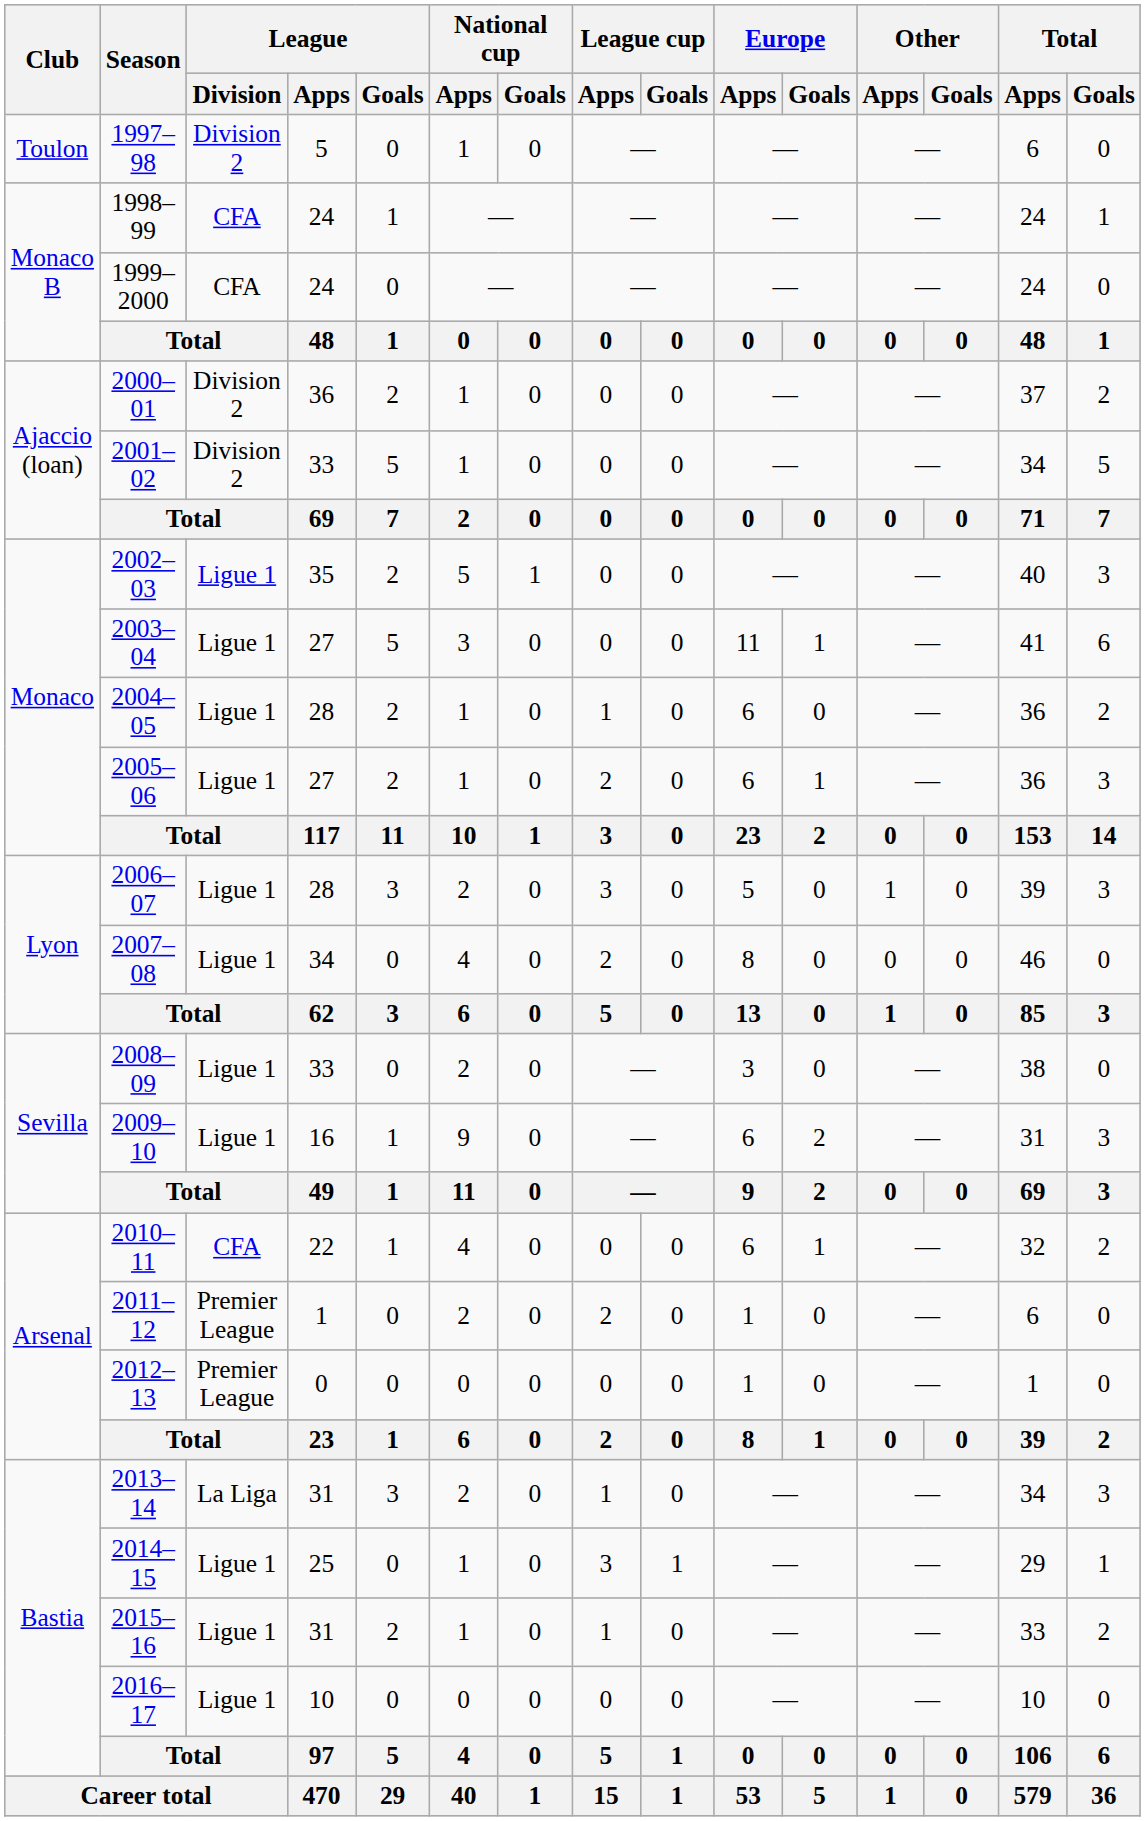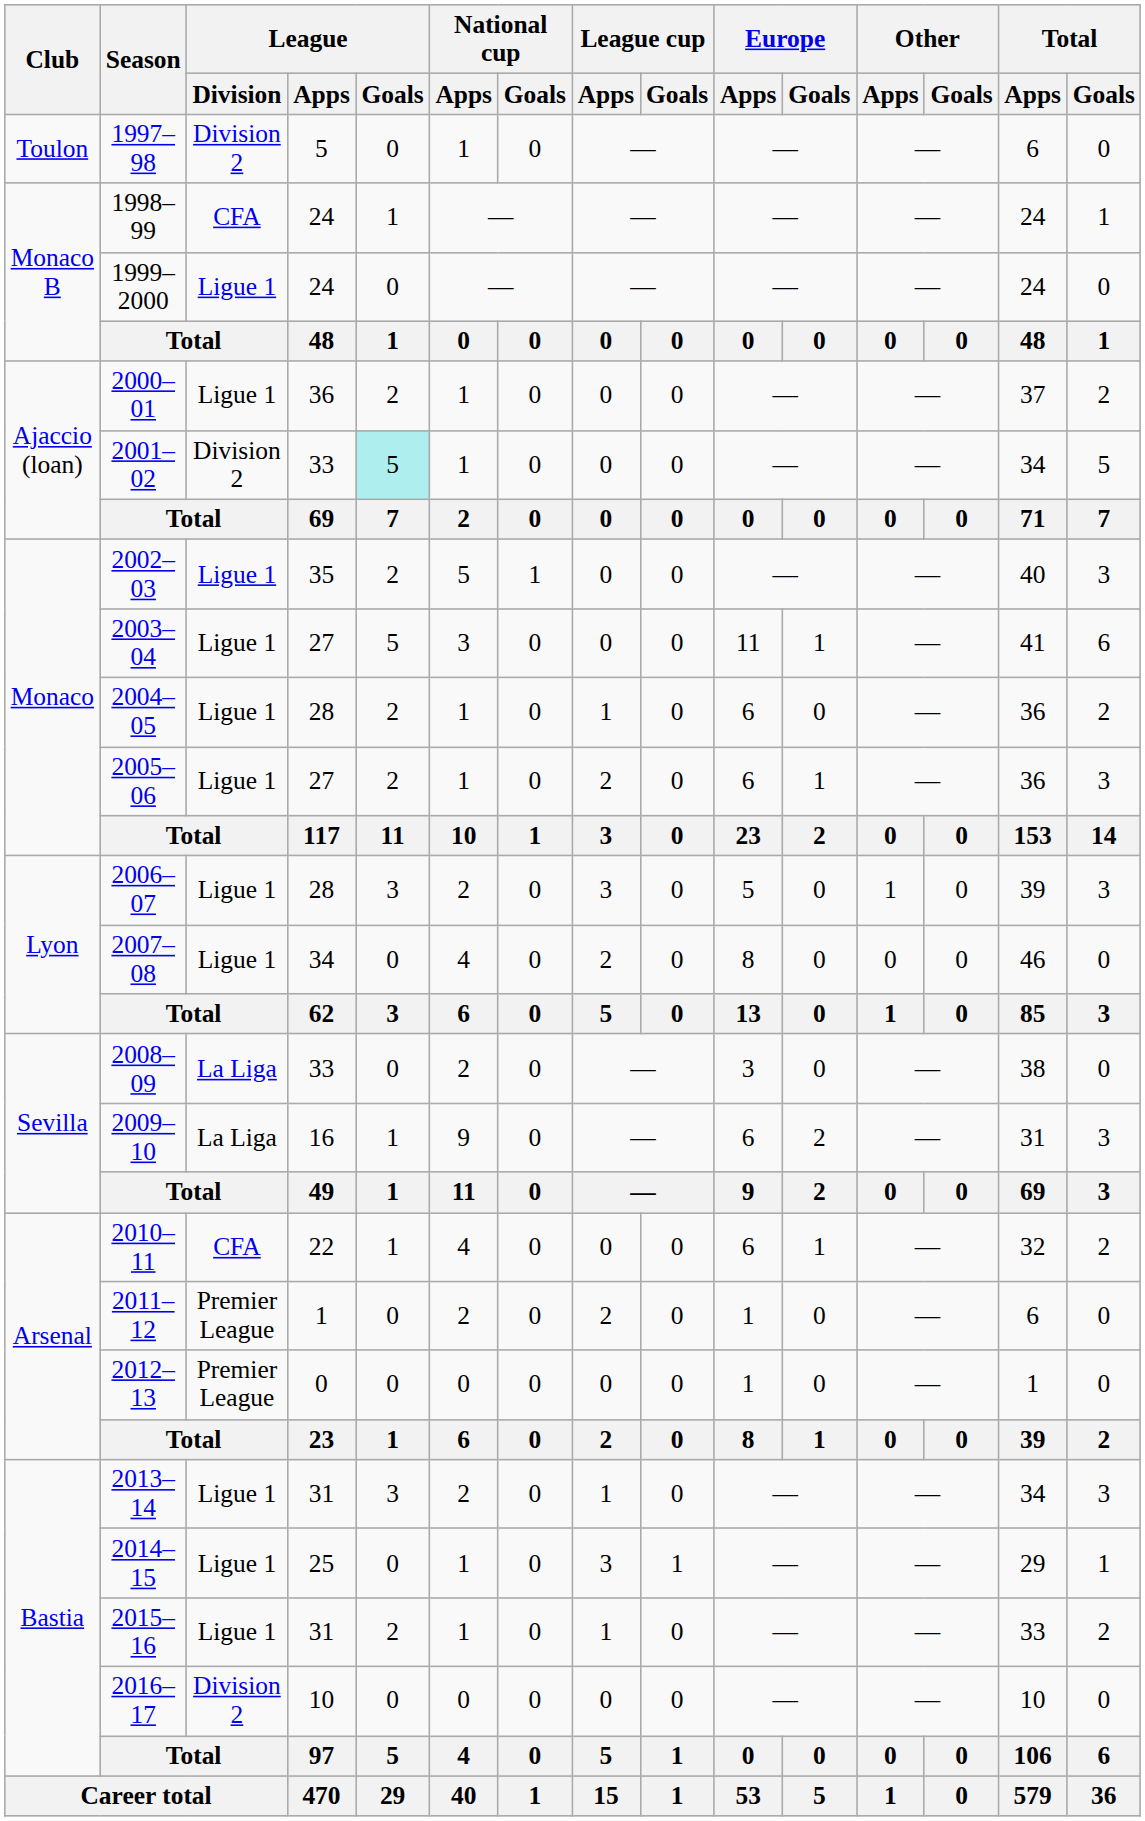(237, 286) CFA -> (237, 286) Ligue 1
(237, 395) Division 2 -> (237, 395) Ligue 1
(393, 464) no background -> (393, 464) paleturquoise background
(237, 1068) Ligue 1 -> (237, 1068) La Liga
(237, 1137) Ligue 1 -> (237, 1137) La Liga
(237, 1493) La Liga -> (237, 1493) Ligue 1
(237, 1700) Ligue 1 -> (237, 1700) Division 2
